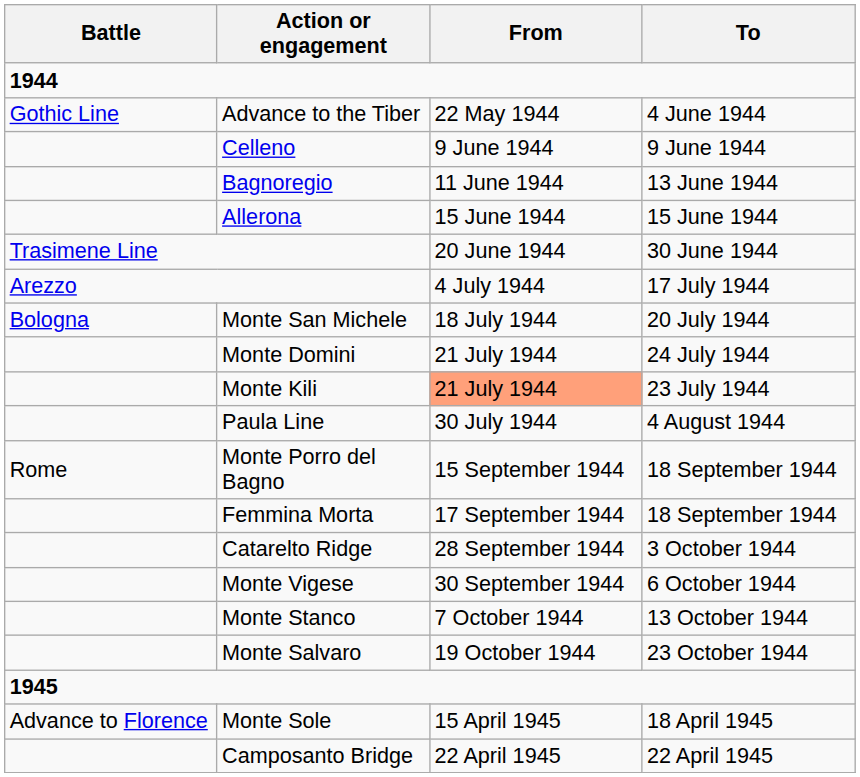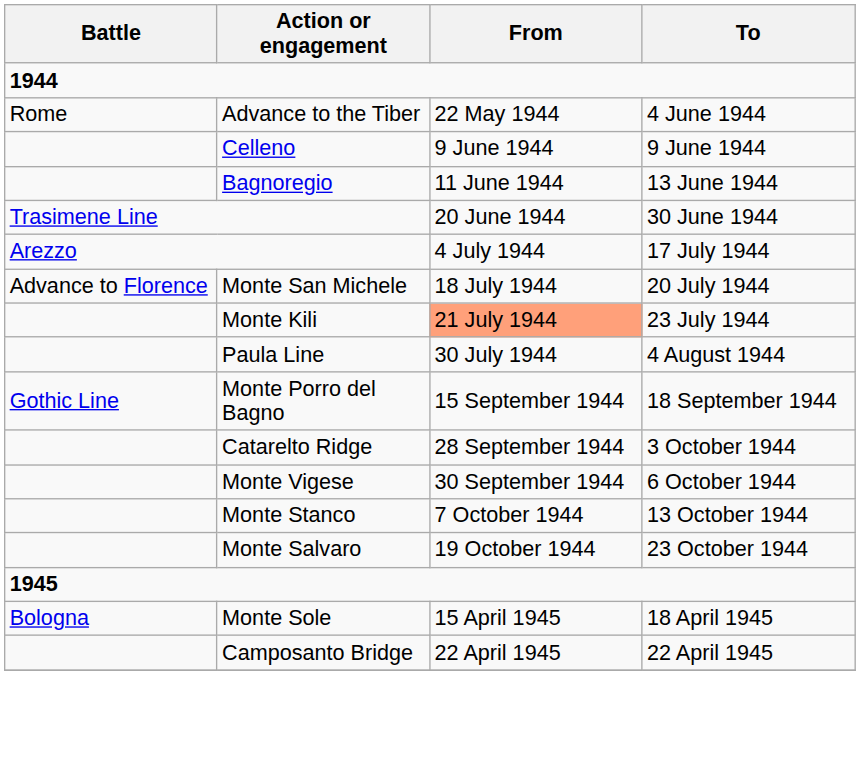(64, 114) Gothic Line -> (38, 114) Rome
- row: (262, 217)
(49, 319) Bologna -> (109, 285) Advance to Florence
- row: (289, 354)
(38, 469) Rome -> (64, 400) Gothic Line
- row: (298, 515)
(109, 721) Advance to Florence -> (49, 618) Bologna
